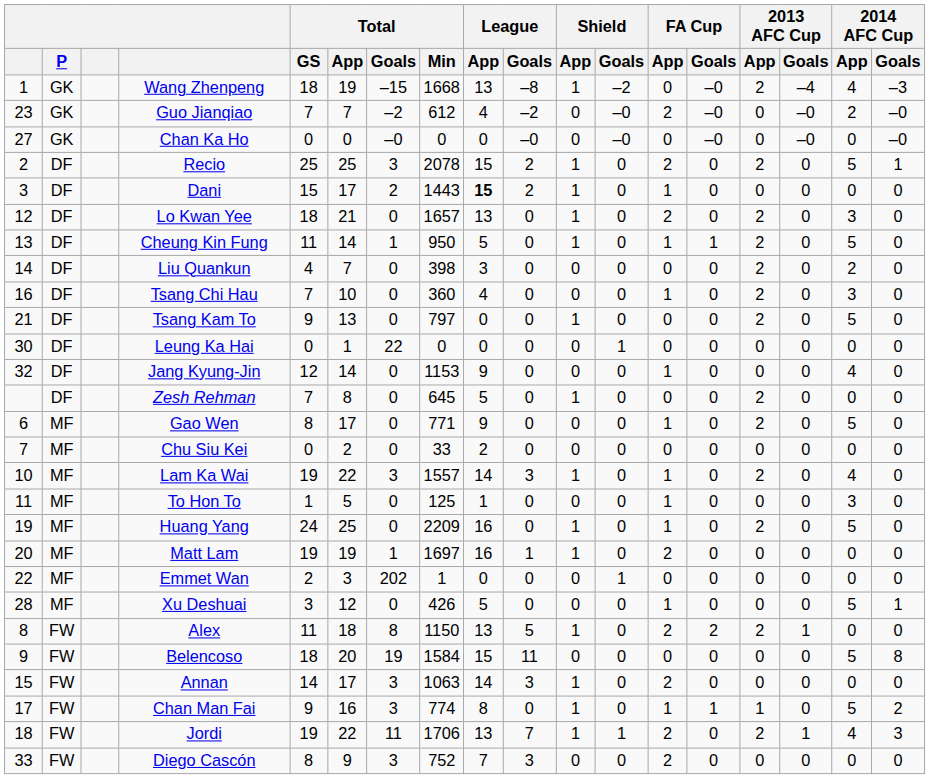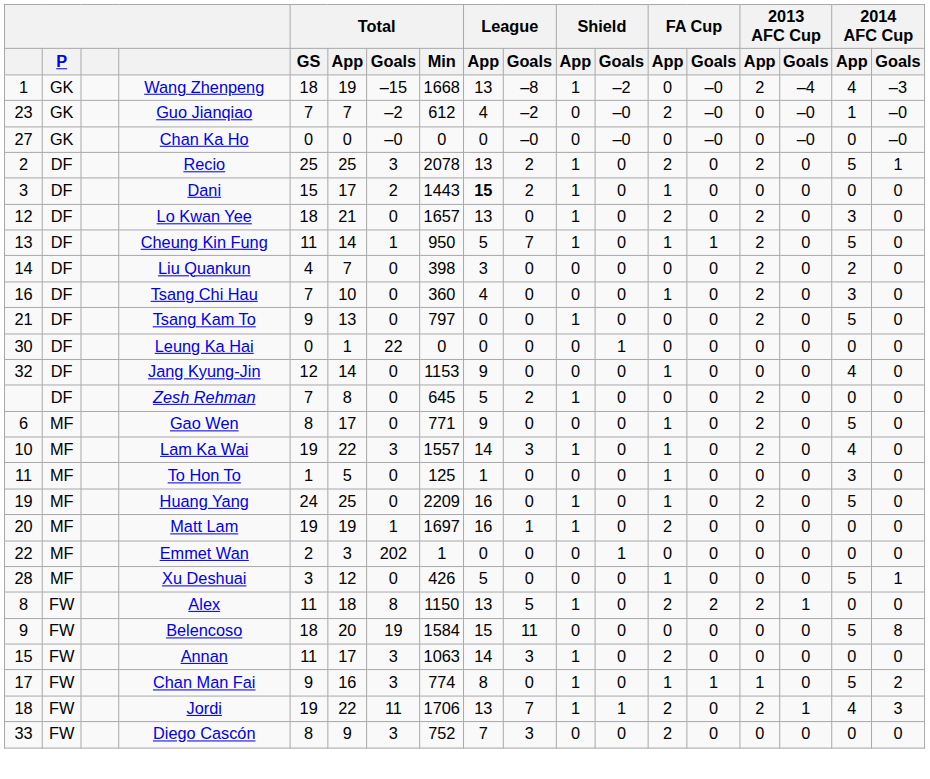(852, 113) 2 -> (852, 113) 1
(483, 165) 15 -> (483, 165) 13
(529, 242) 0 -> (529, 242) 7
(529, 398) 0 -> (529, 398) 2
- row: (204, 449)
(309, 682) 14 -> (309, 656) 11
